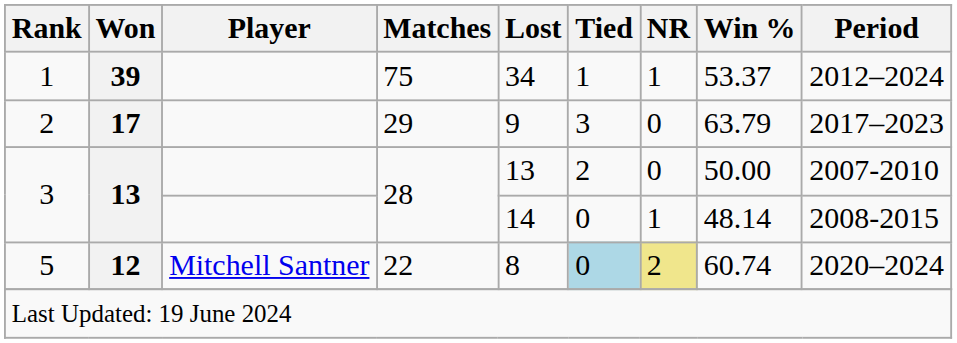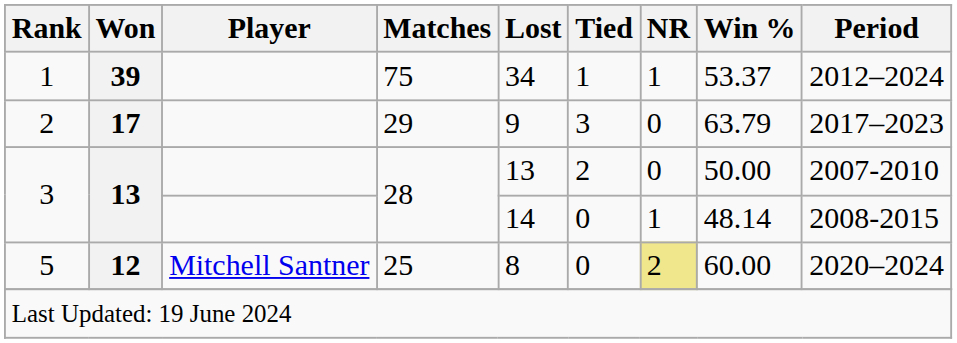(398, 265) 22 -> (398, 265) 25
(583, 265) lightblue background -> (583, 265) no background
(737, 265) 60.74 -> (737, 265) 60.00
